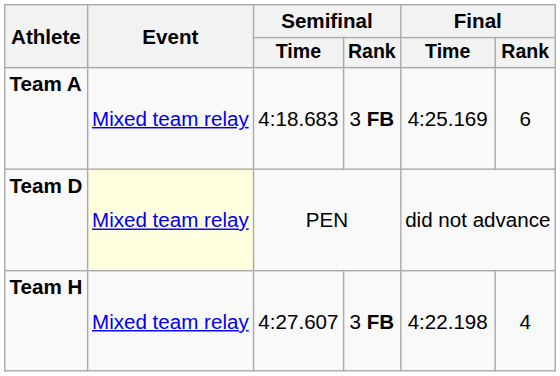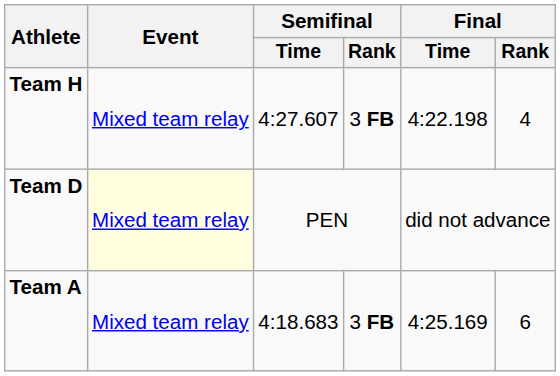rows swapped: (46, 85) <-> (46, 287)
